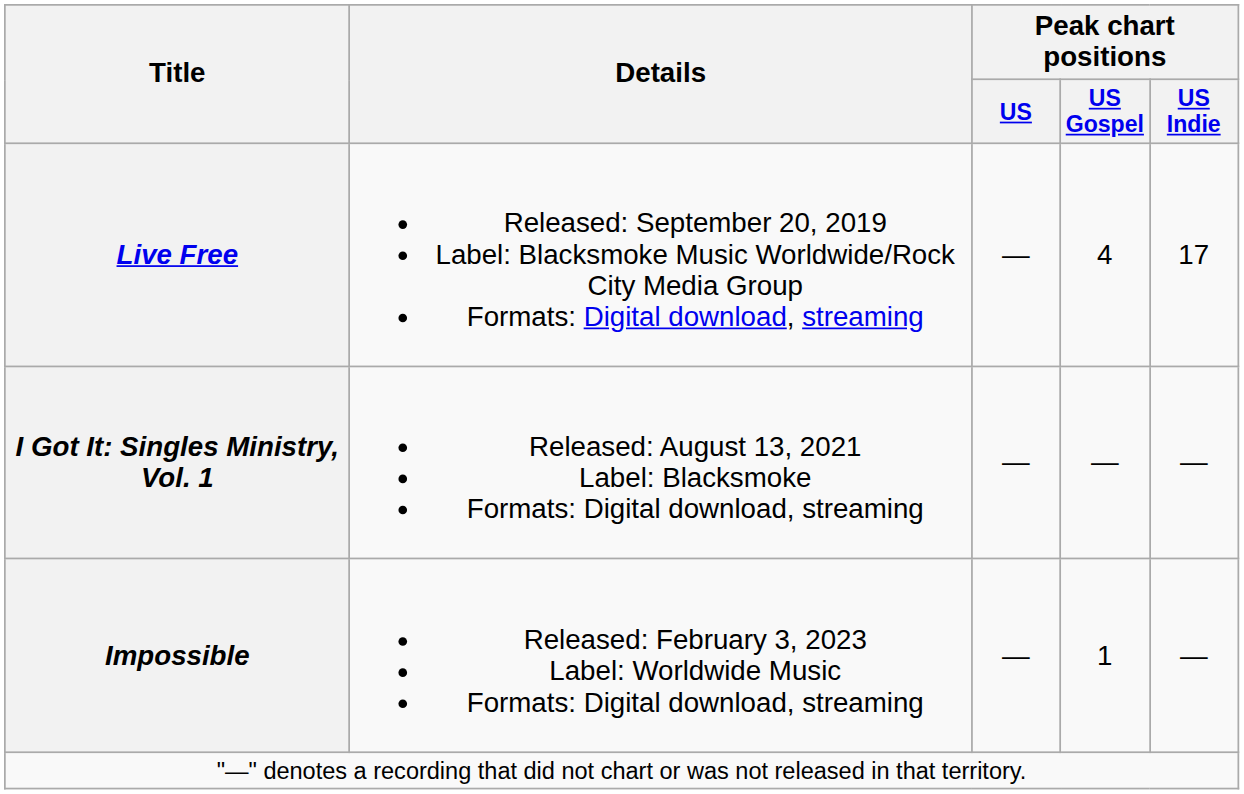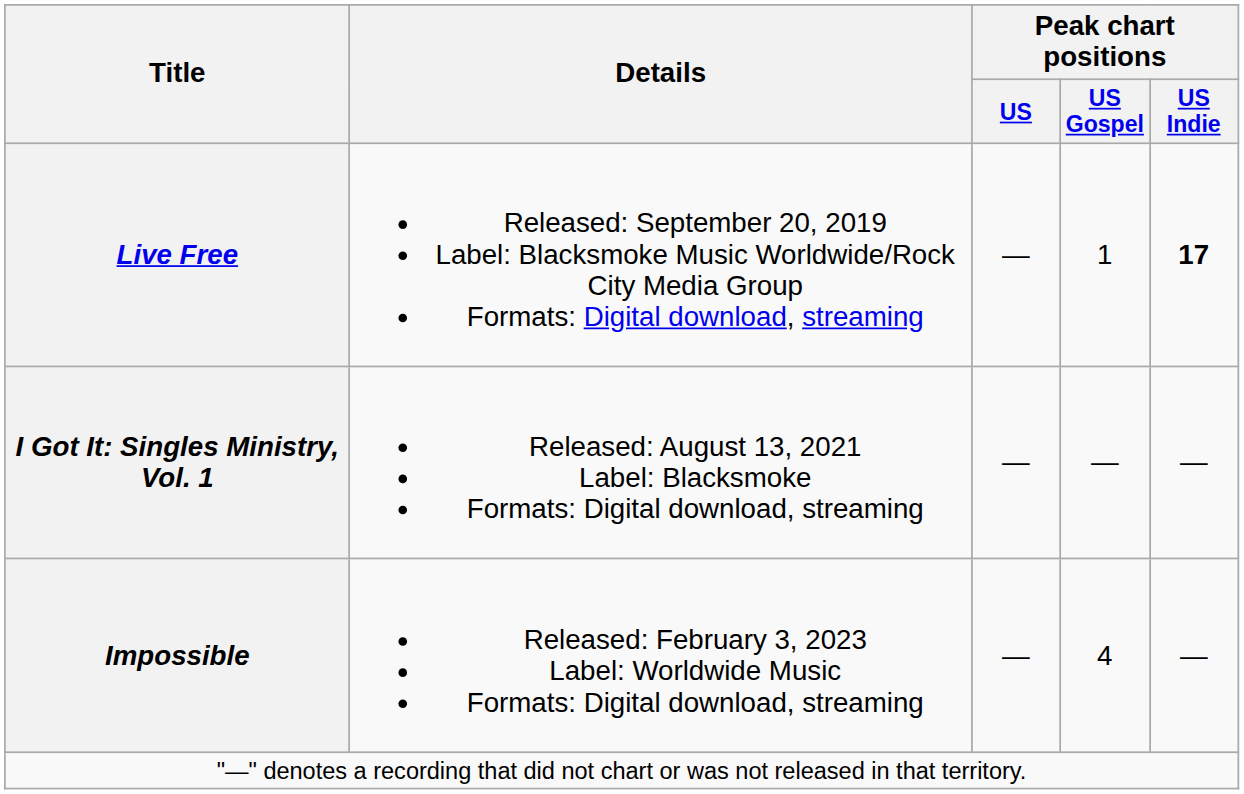(1105, 254) 4 -> (1105, 254) 1
(1194, 254) normal -> (1194, 254) bold
(1105, 655) 1 -> (1105, 655) 4
